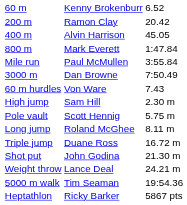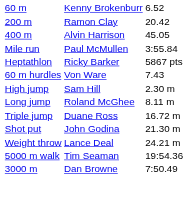- row: (18, 48)
rows swapped: (21, 75) <-> (28, 196)
- row: (26, 115)
